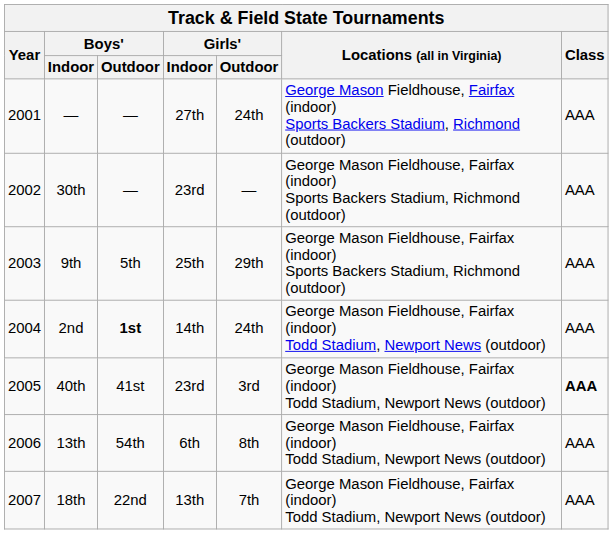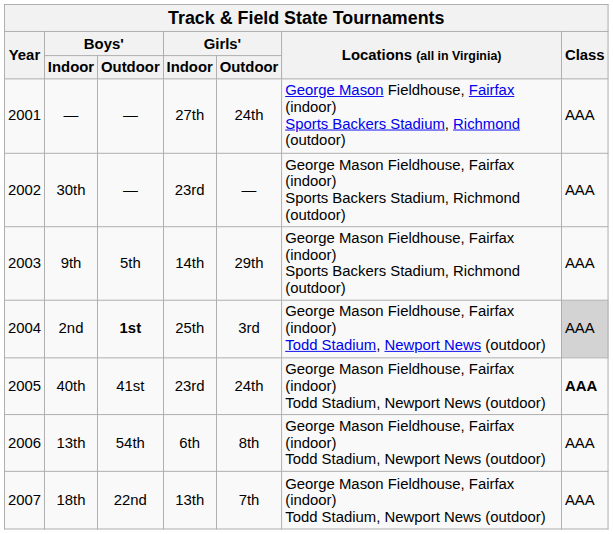(190, 263) 25th -> (190, 263) 14th
(190, 329) 14th -> (190, 329) 25th
(249, 329) 24th -> (249, 329) 3rd
(580, 329) no background -> (580, 329) lightgrey background
(249, 386) 3rd -> (249, 386) 24th
